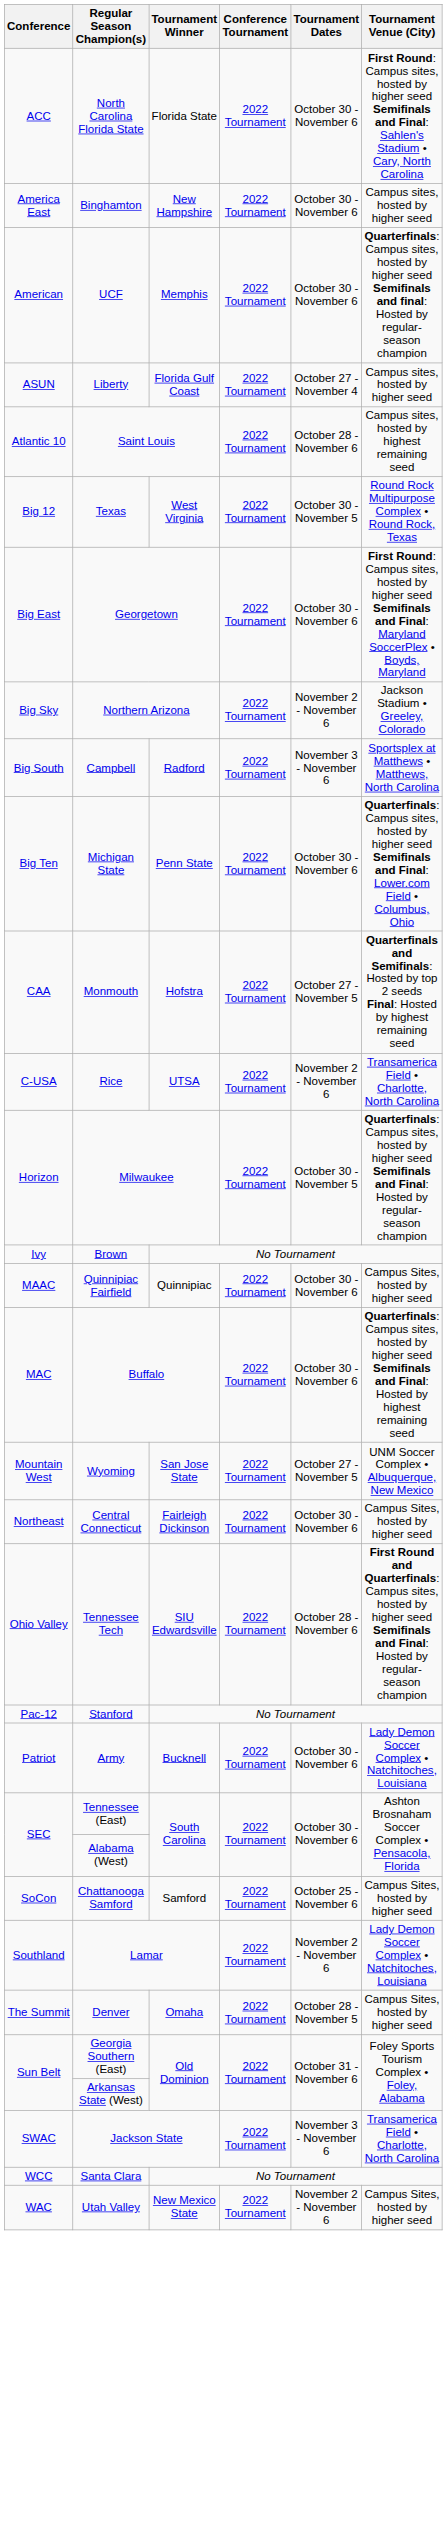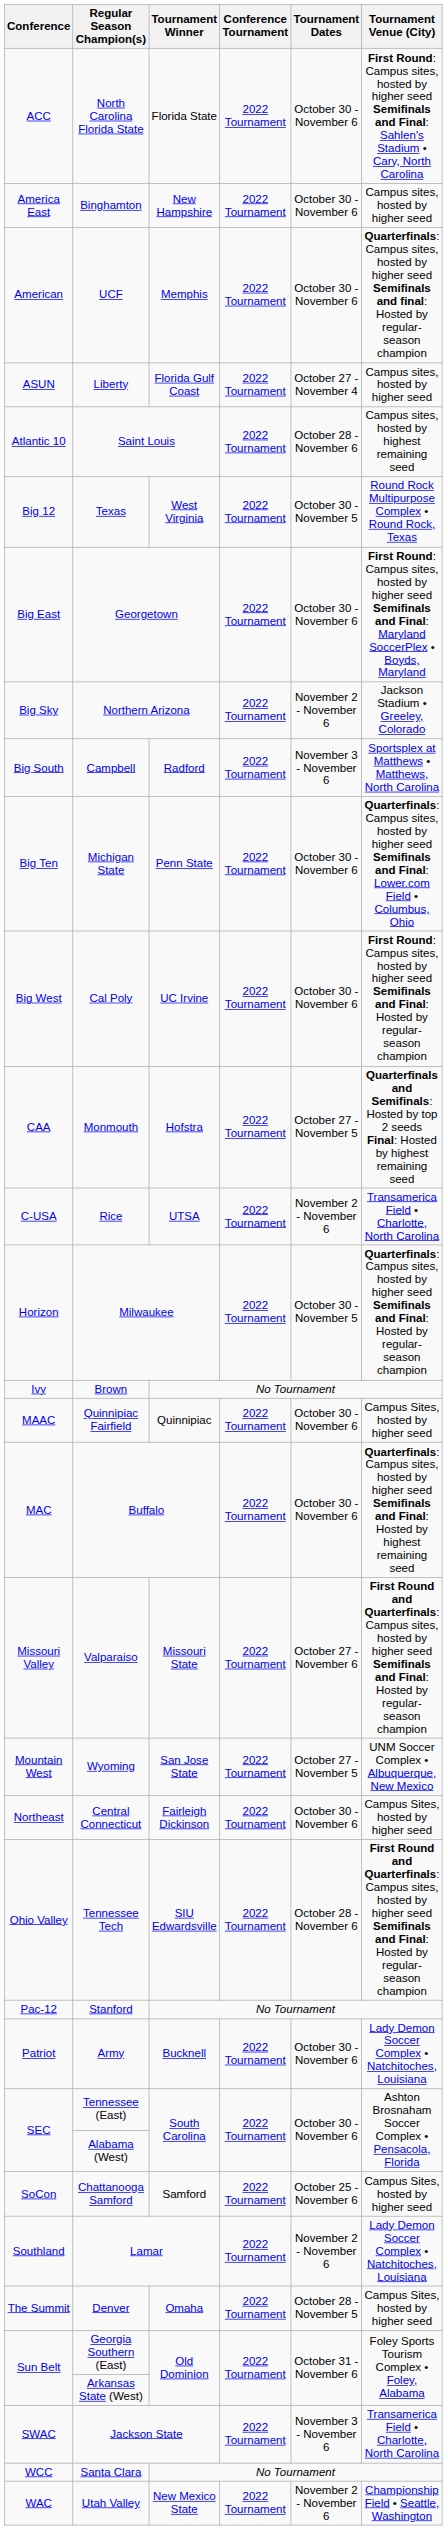+ row: (111, 998)
+ row: (111, 1657)
(402, 2207) Campus Sites, hosted by higher seed -> (402, 2503) Championship Field • Seattle, Washington
